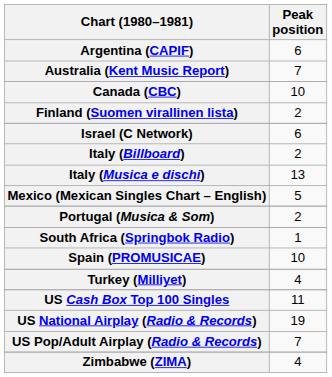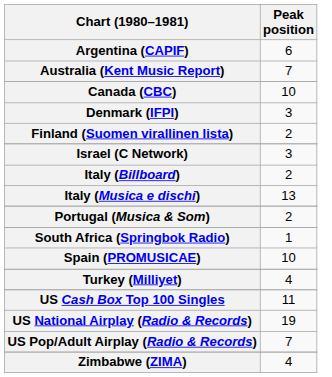+ row: (132, 112)
(298, 133) 6 -> (289, 154) 3
- row: (137, 196)
